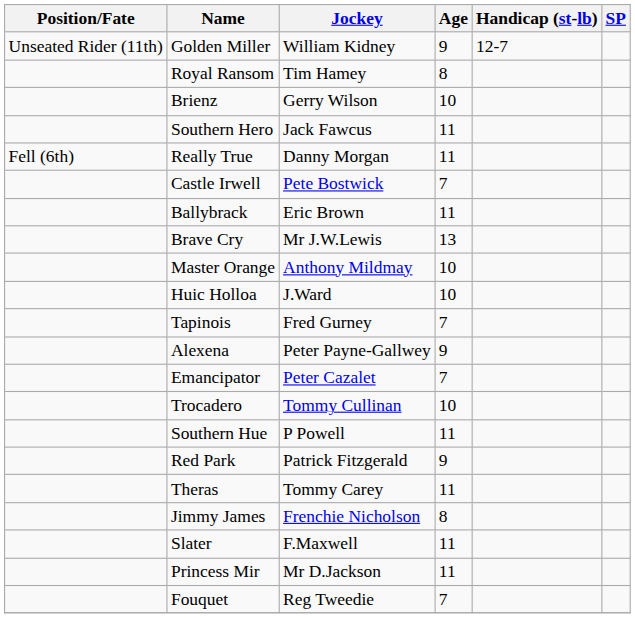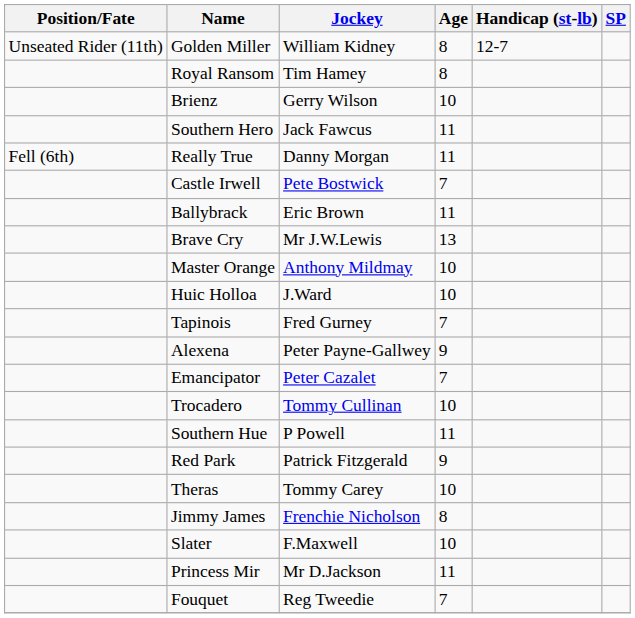(443, 45) 9 -> (443, 45) 8
(447, 488) 11 -> (448, 488) 10
(447, 543) 11 -> (448, 543) 10
